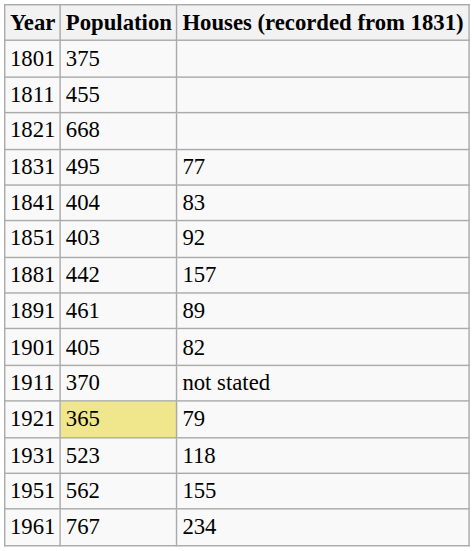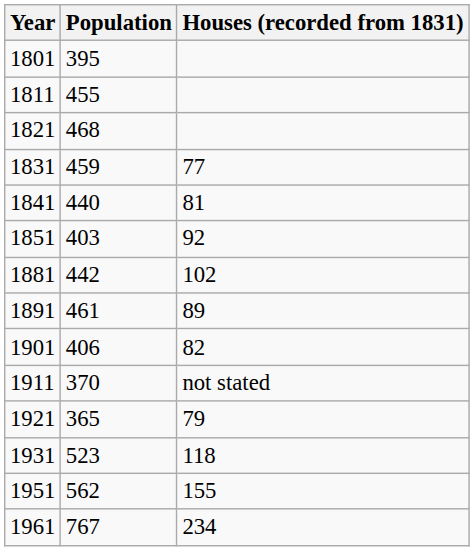(83, 58) 375 -> (83, 58) 395
(83, 130) 668 -> (83, 130) 468
(83, 166) 495 -> (83, 166) 459
(83, 202) 404 -> (83, 202) 440
(194, 202) 83 -> (194, 202) 81
(199, 274) 157 -> (199, 274) 102
(83, 346) 405 -> (83, 346) 406
(83, 418) khaki background -> (83, 418) no background
